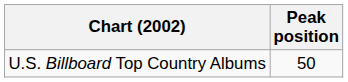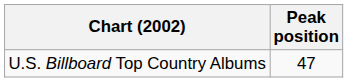(306, 63) 50 -> (306, 63) 47
